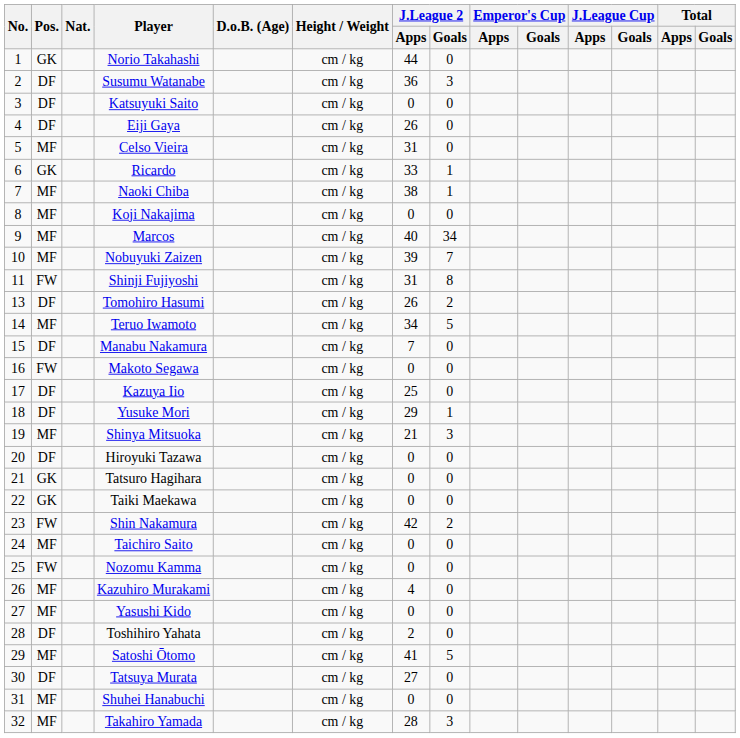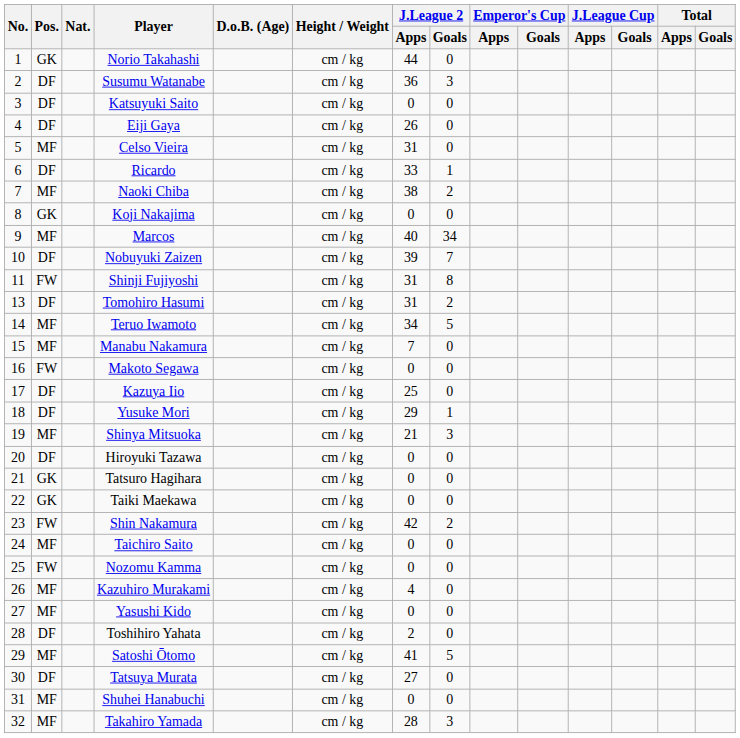(47, 170) GK -> (47, 170) DF
(450, 192) 1 -> (450, 192) 2
(47, 214) MF -> (47, 214) GK
(47, 258) MF -> (47, 258) DF
(411, 302) 26 -> (411, 302) 31
(47, 346) DF -> (47, 346) MF
